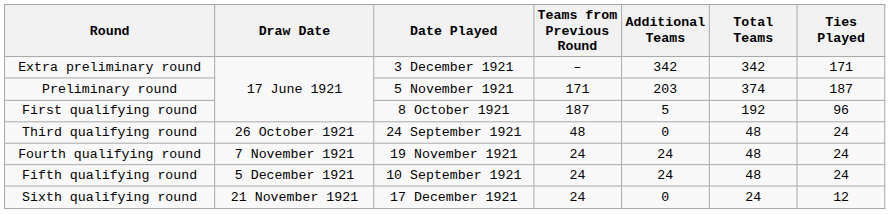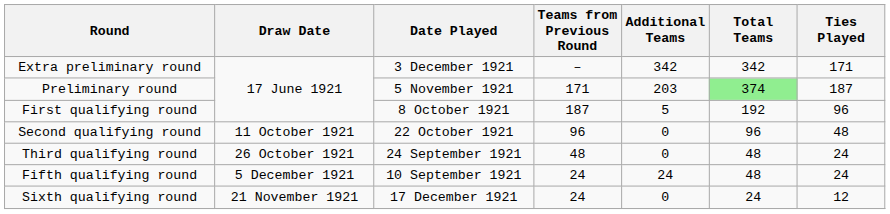(753, 89) no background -> (753, 89) lightgreen background
+ row: (110, 132)
- row: (110, 154)
